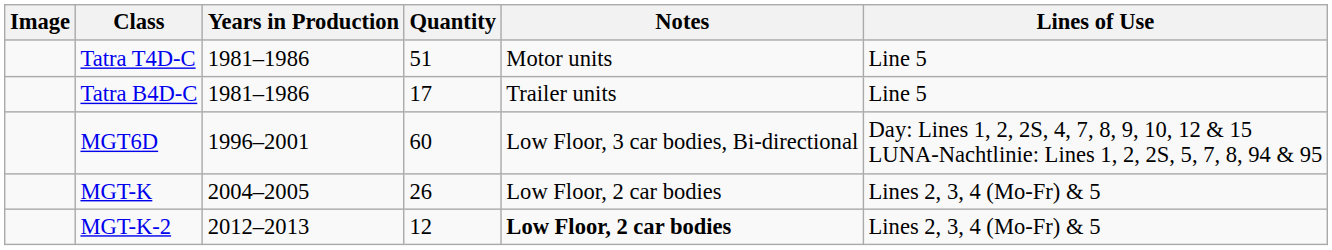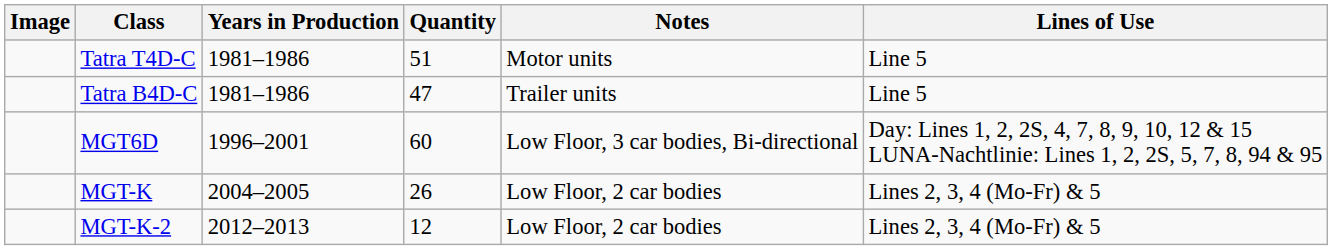(421, 93) 17 -> (421, 93) 47
(619, 226) bold -> (614, 226) normal
